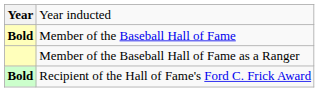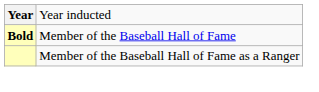- row: (175, 76)
